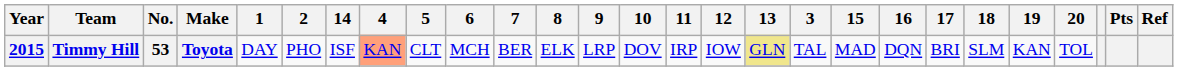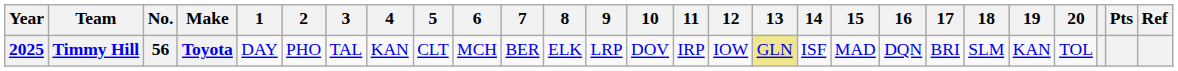columns swapped: (810, 19) <-> (342, 19)
(26, 50) 2015 -> (26, 50) 2025
(161, 50) 53 -> (161, 50) 56
(382, 50) lightsalmon background -> (390, 50) no background
